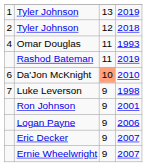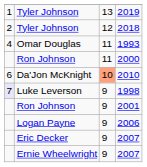+ row: (46, 59)
- row: (55, 59)
(9, 91) no background -> (9, 91) lavender background
